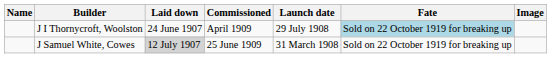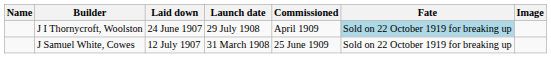columns swapped: (307, 12) <-> (239, 12)
(174, 45) lightgrey background -> (174, 45) no background
